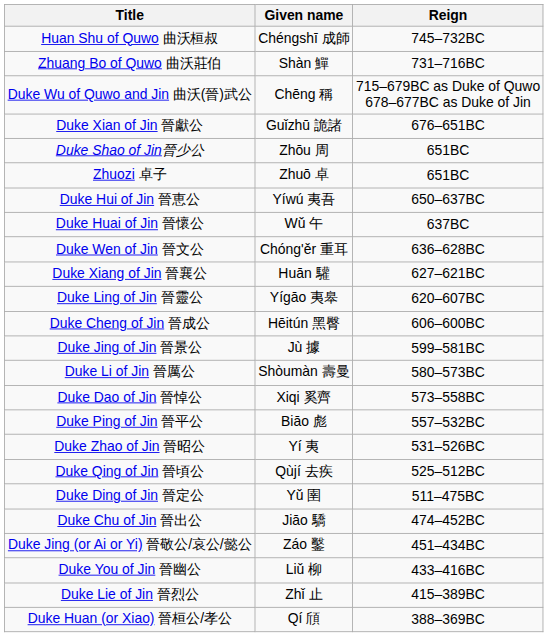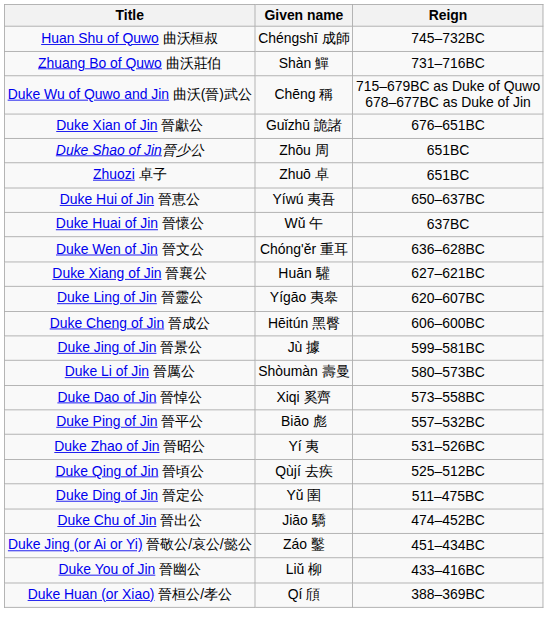- row: (130, 594)
